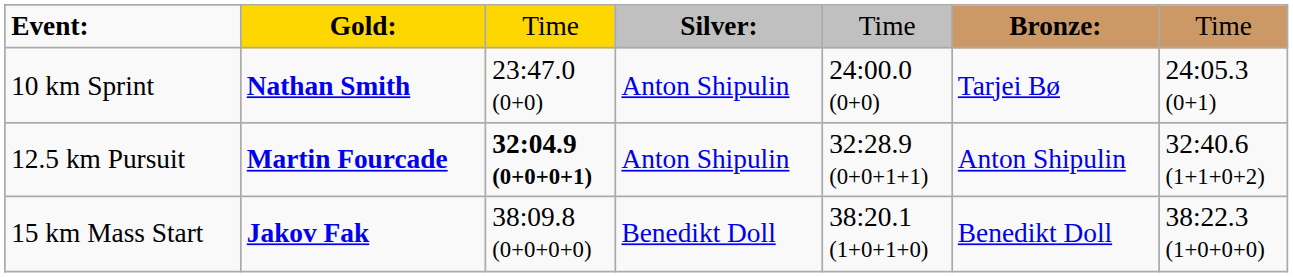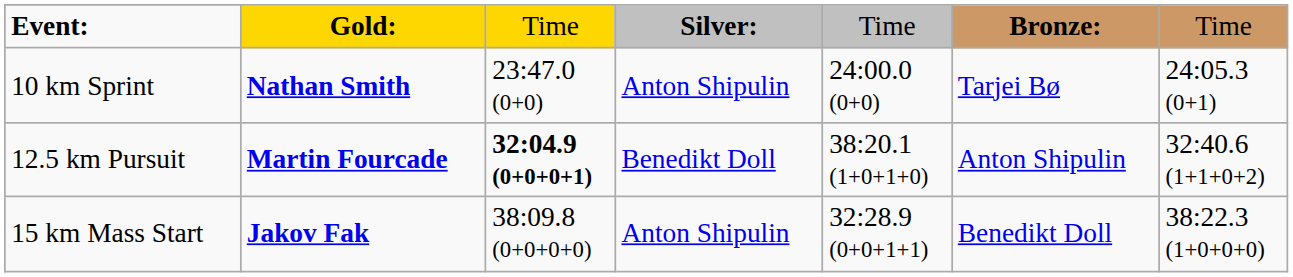(705, 159) Anton Shipulin -> (699, 159) Benedikt Doll
(879, 159) 32:28.9 (0+0+1+1) -> (879, 159) 38:20.1 (1+0+1+0)
(699, 233) Benedikt Doll -> (705, 233) Anton Shipulin
(879, 233) 38:20.1 (1+0+1+0) -> (879, 233) 32:28.9 (0+0+1+1)
